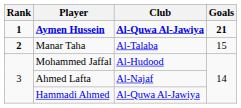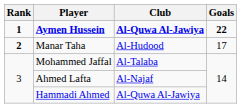(221, 29) 21 -> (221, 29) 22
(137, 45) Al-Talaba -> (140, 45) Al-Hudood
(221, 45) 15 -> (221, 45) 17
(140, 62) Al-Hudood -> (137, 62) Al-Talaba
